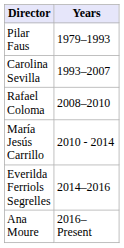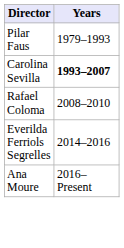(84, 71) normal -> (84, 71) bold
- row: (26, 142)
